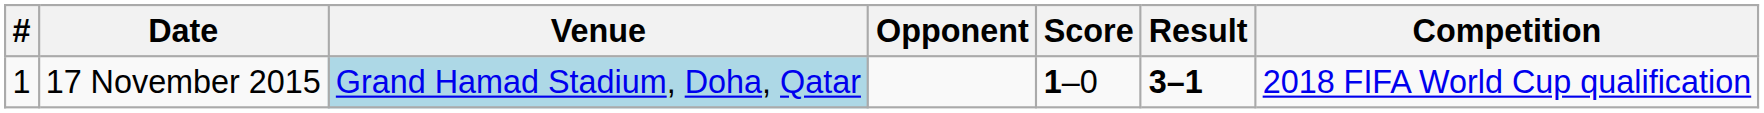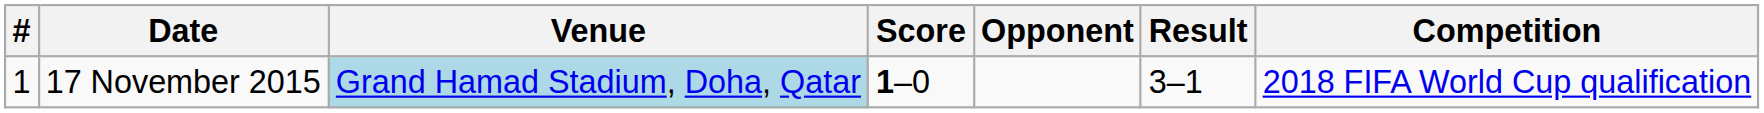columns swapped: (952, 31) <-> (1089, 31)
(1176, 82) bold -> (1176, 82) normal
